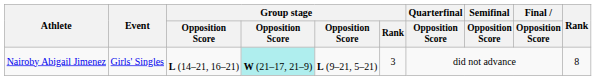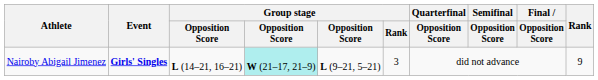(137, 61) normal -> (139, 61) bold
(577, 61) 8 -> (580, 61) 9
